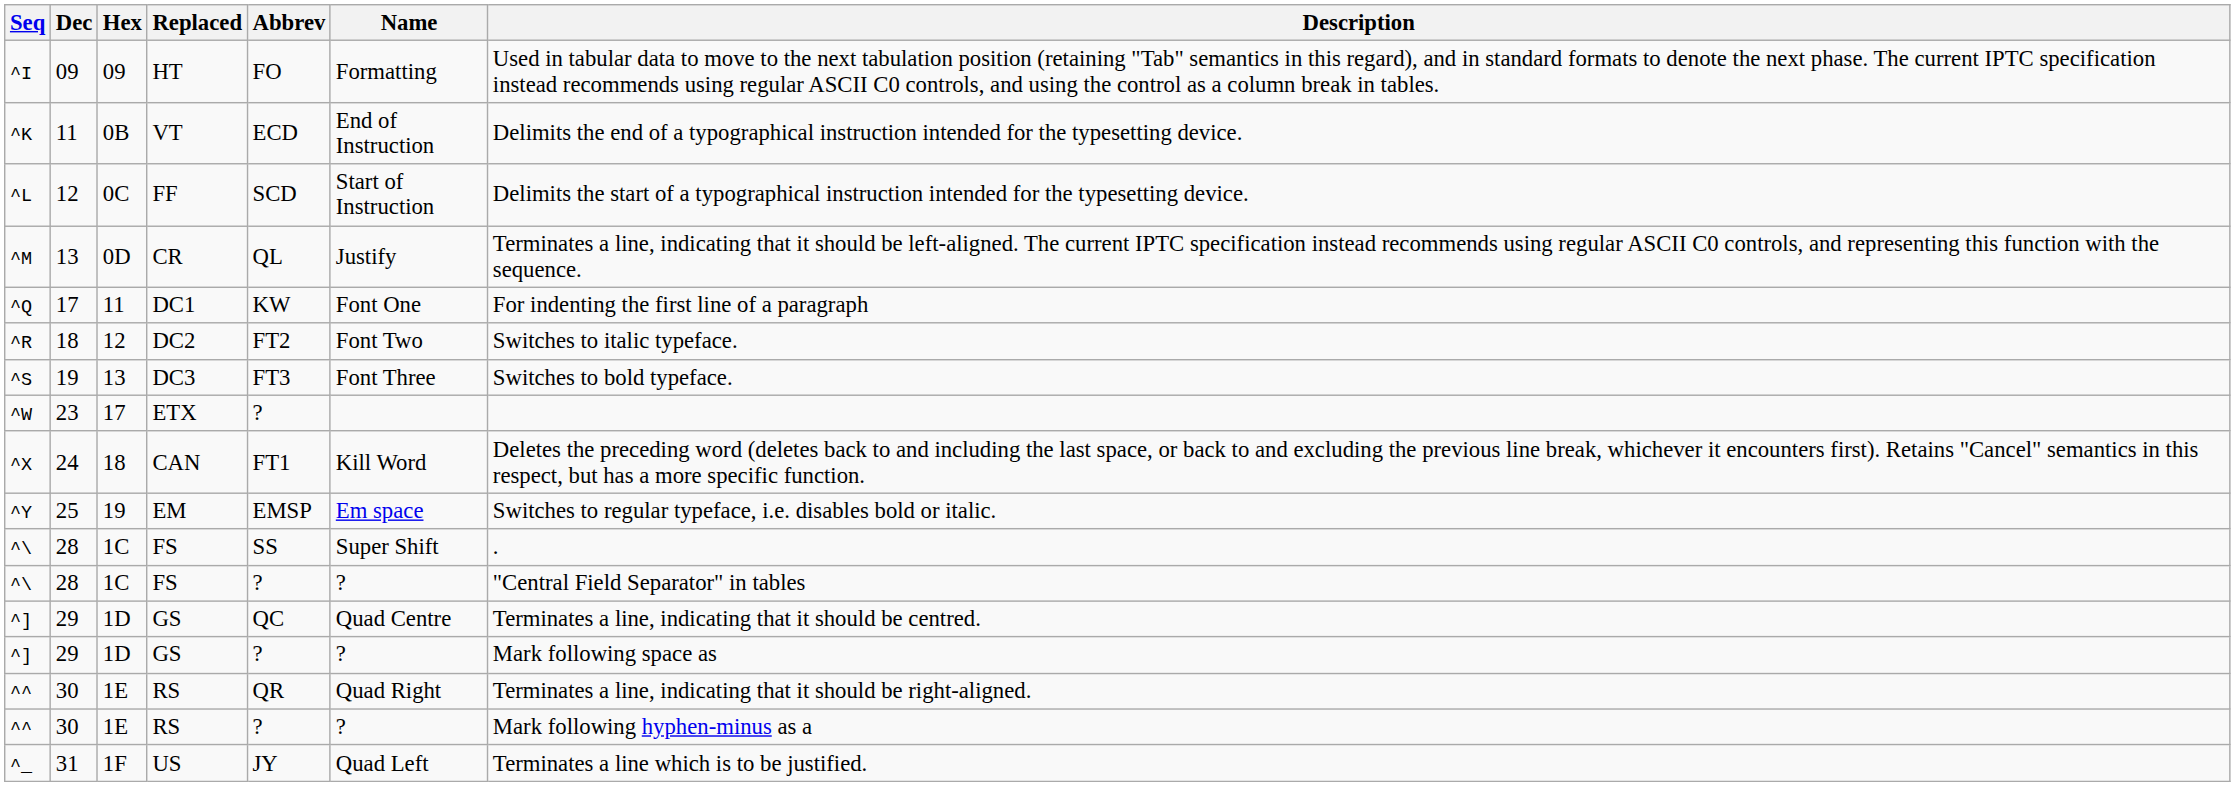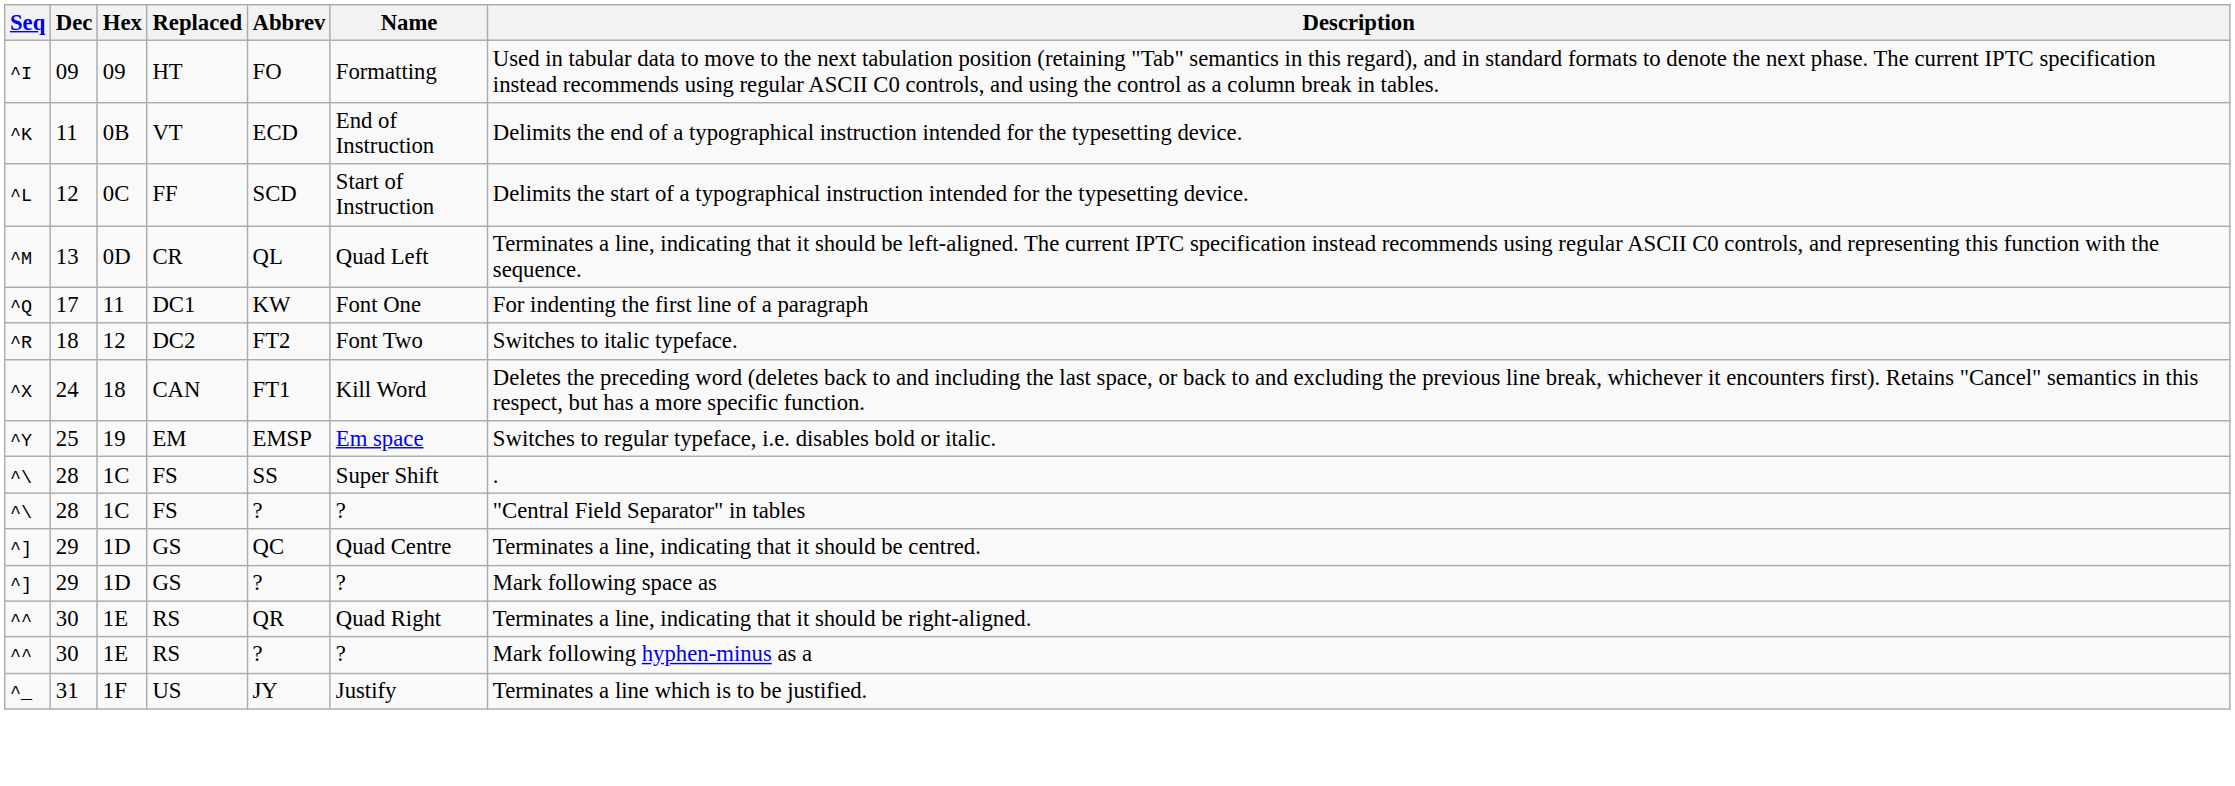(366, 256) Justify -> (382, 256) Quad Left
- row: (21, 379)
- row: (21, 415)
(382, 762) Quad Left -> (366, 690) Justify
